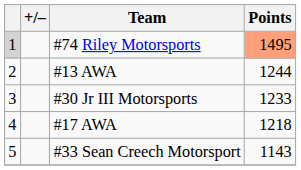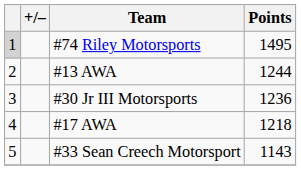(275, 44) lightsalmon background -> (275, 44) no background
(275, 98) 1233 -> (275, 98) 1236
